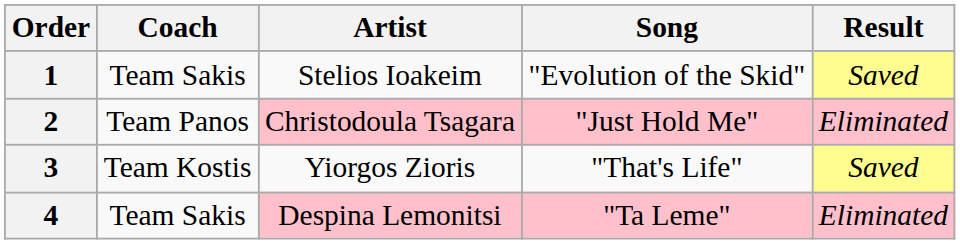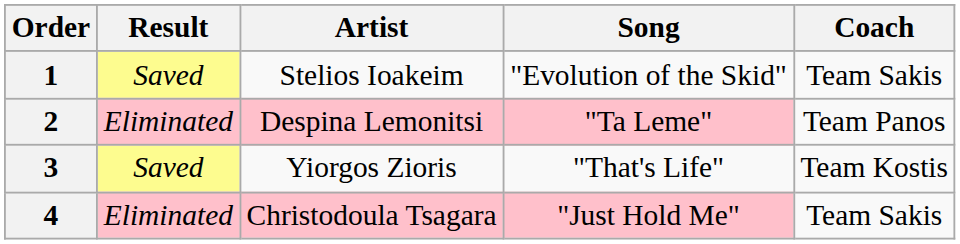columns swapped: (178, 27) <-> (883, 27)
(390, 121) Christodoula Tsagara -> (372, 121) Despina Lemonitsi
(667, 121) "Just Hold Me" -> (648, 121) "Ta Leme"
(390, 214) Despina Lemonitsi -> (372, 214) Christodoula Tsagara
(667, 214) "Ta Leme" -> (649, 214) "Just Hold Me"
